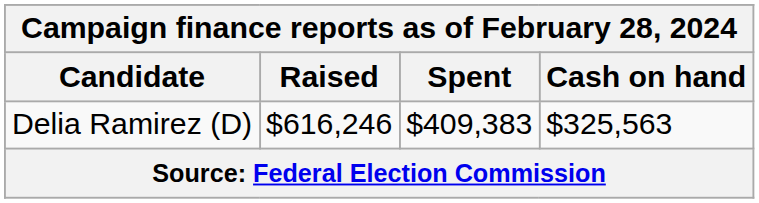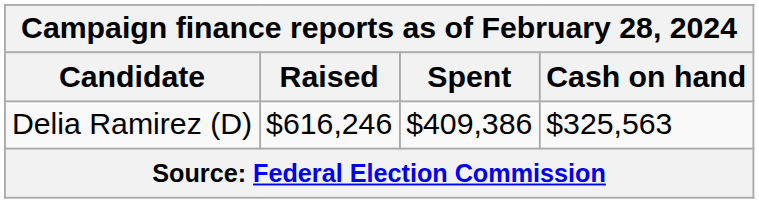(469, 124) $409,383 -> (469, 124) $409,386
